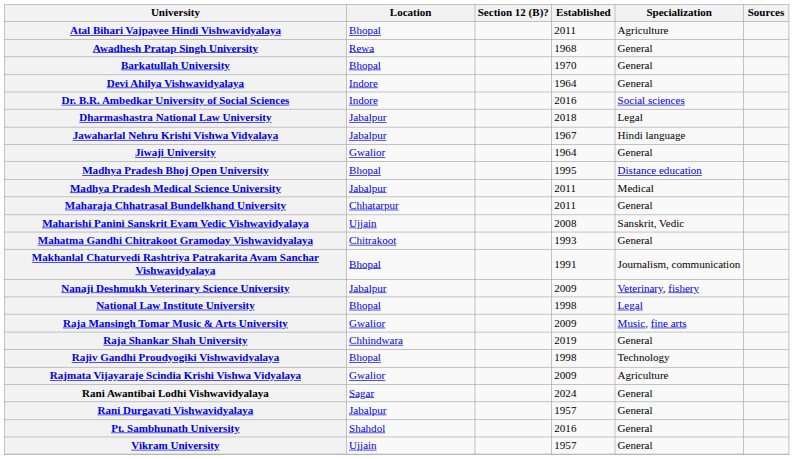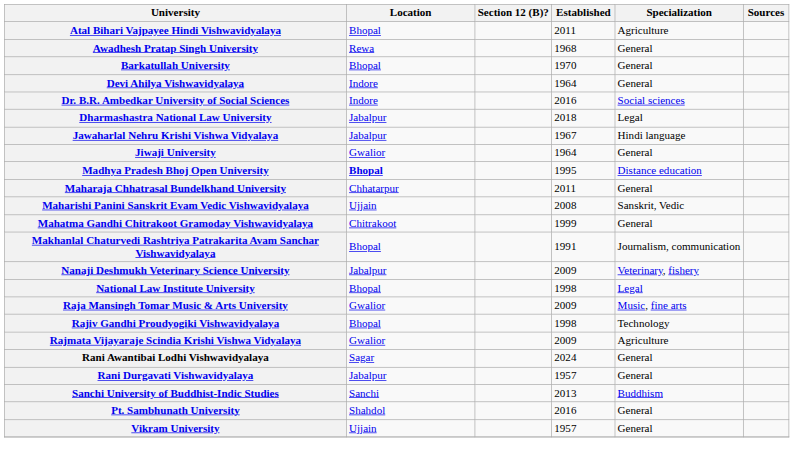(365, 170) normal -> (366, 170) bold
- row: (175, 188)
(565, 240) 1993 -> (565, 223) 1999
- row: (175, 340)
+ row: (175, 393)
